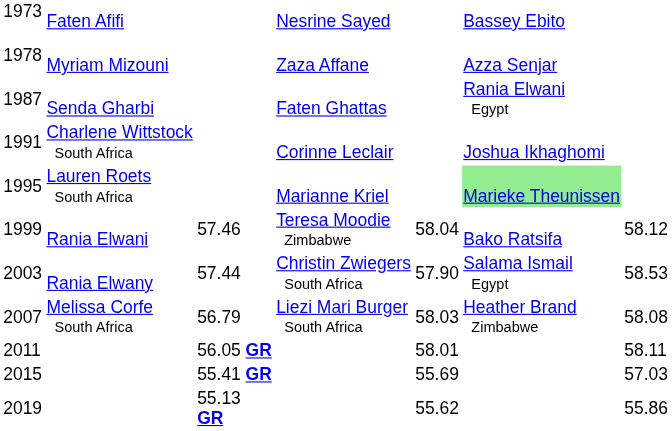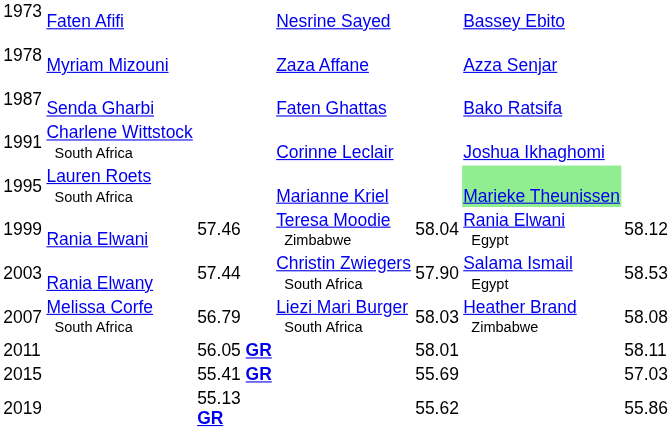(514, 99) Rania Elwani Egypt -> (513, 108) Bako Ratsifa
(513, 239) Bako Ratsifa -> (514, 229) Rania Elwani Egypt
